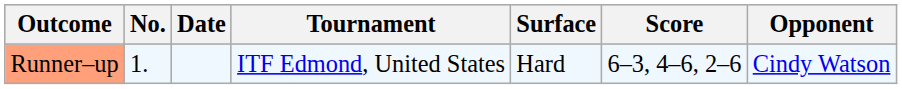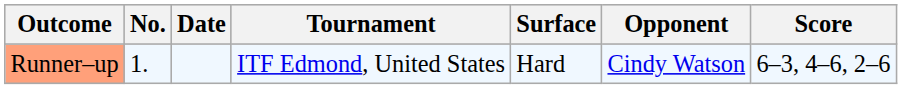columns swapped: (822, 23) <-> (674, 23)
